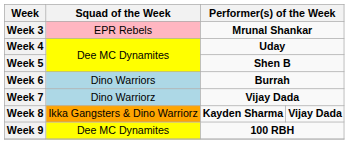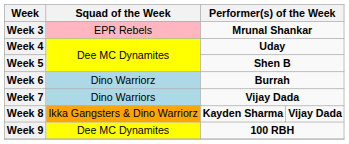(123, 81) Dino Warriors -> (123, 81) Dino Warriorz
(123, 97) Dino Warriorz -> (123, 97) Dino Warriors
